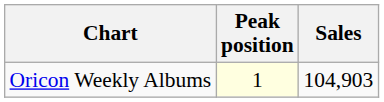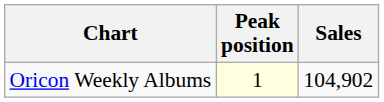(338, 79) 104,903 -> (338, 79) 104,902
